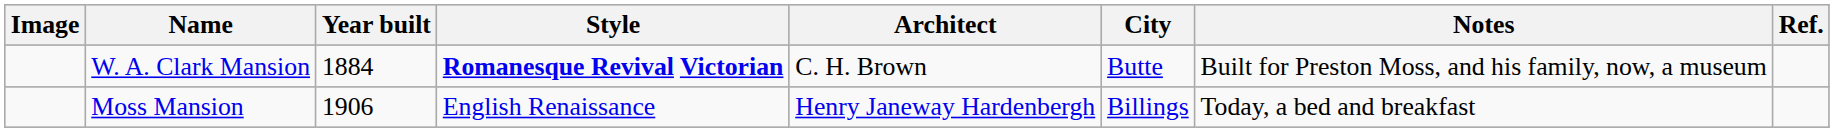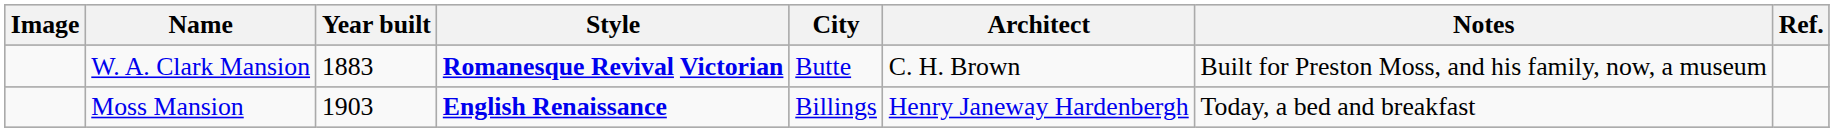columns swapped: (945, 24) <-> (1148, 24)
(348, 65) 1884 -> (348, 65) 1883
(348, 106) 1906 -> (348, 106) 1903
(549, 106) normal -> (555, 106) bold
